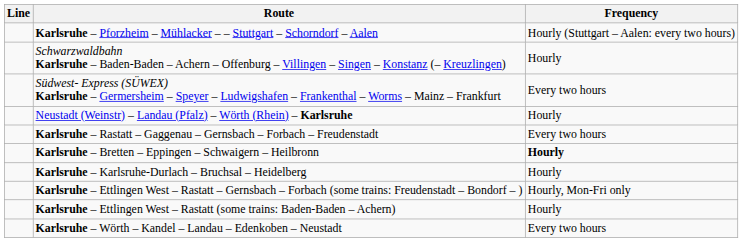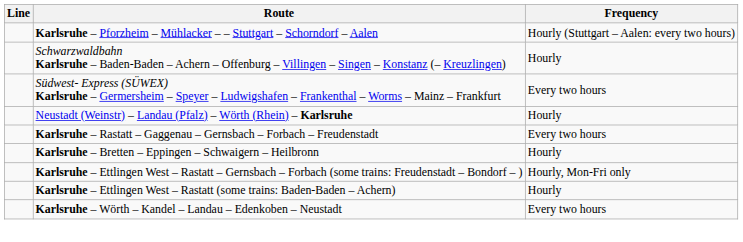(546, 153) bold -> (545, 153) normal
- row: (171, 171)
